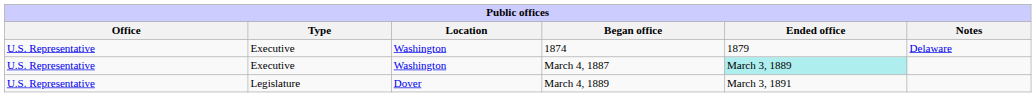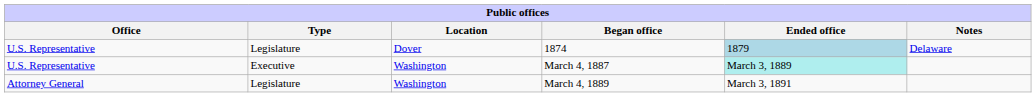(273, 48) Executive -> (275, 48) Legislature
(420, 48) Washington -> (408, 48) Dover
(738, 48) no background -> (738, 48) lightblue background
(51, 83) U.S. Representative -> (45, 83) Attorney General
(408, 83) Dover -> (420, 83) Washington
